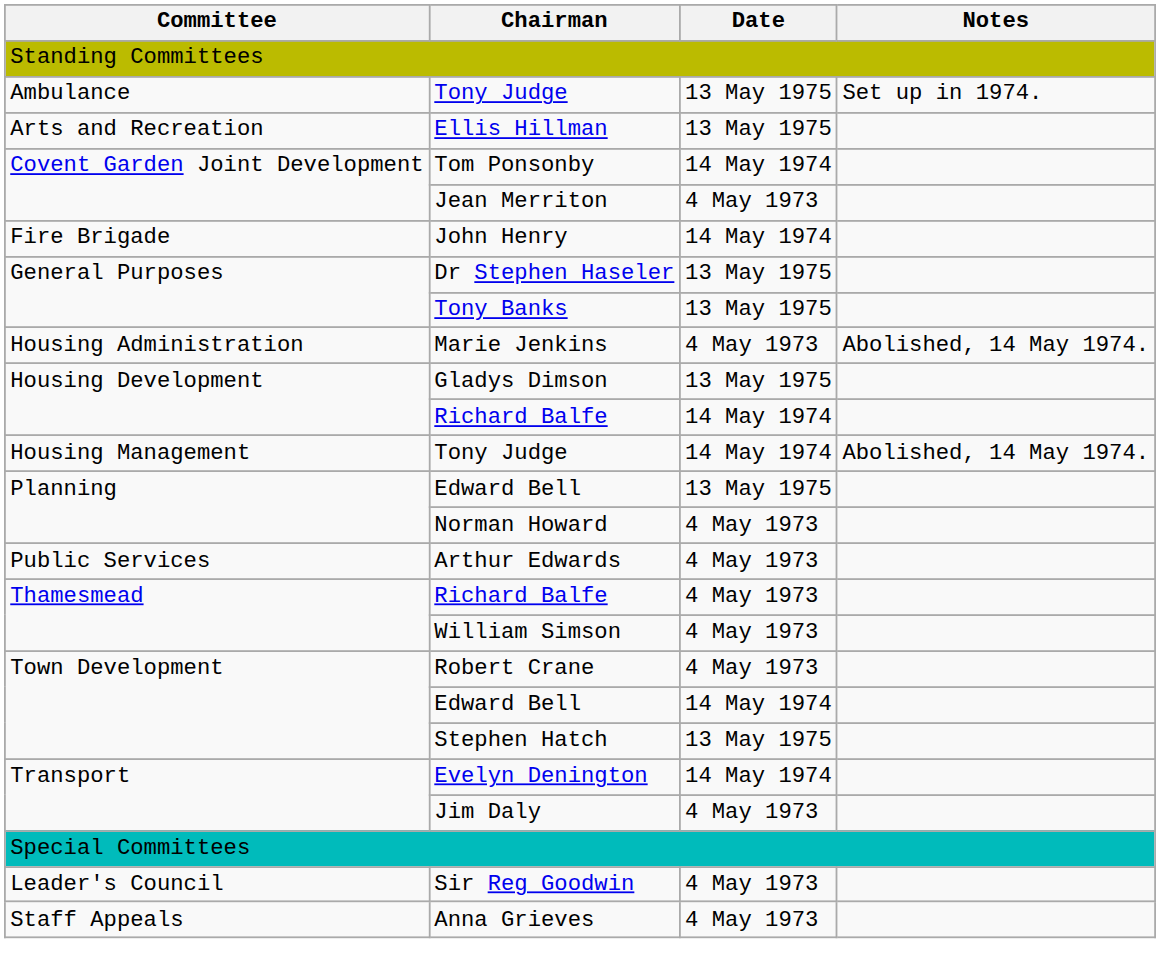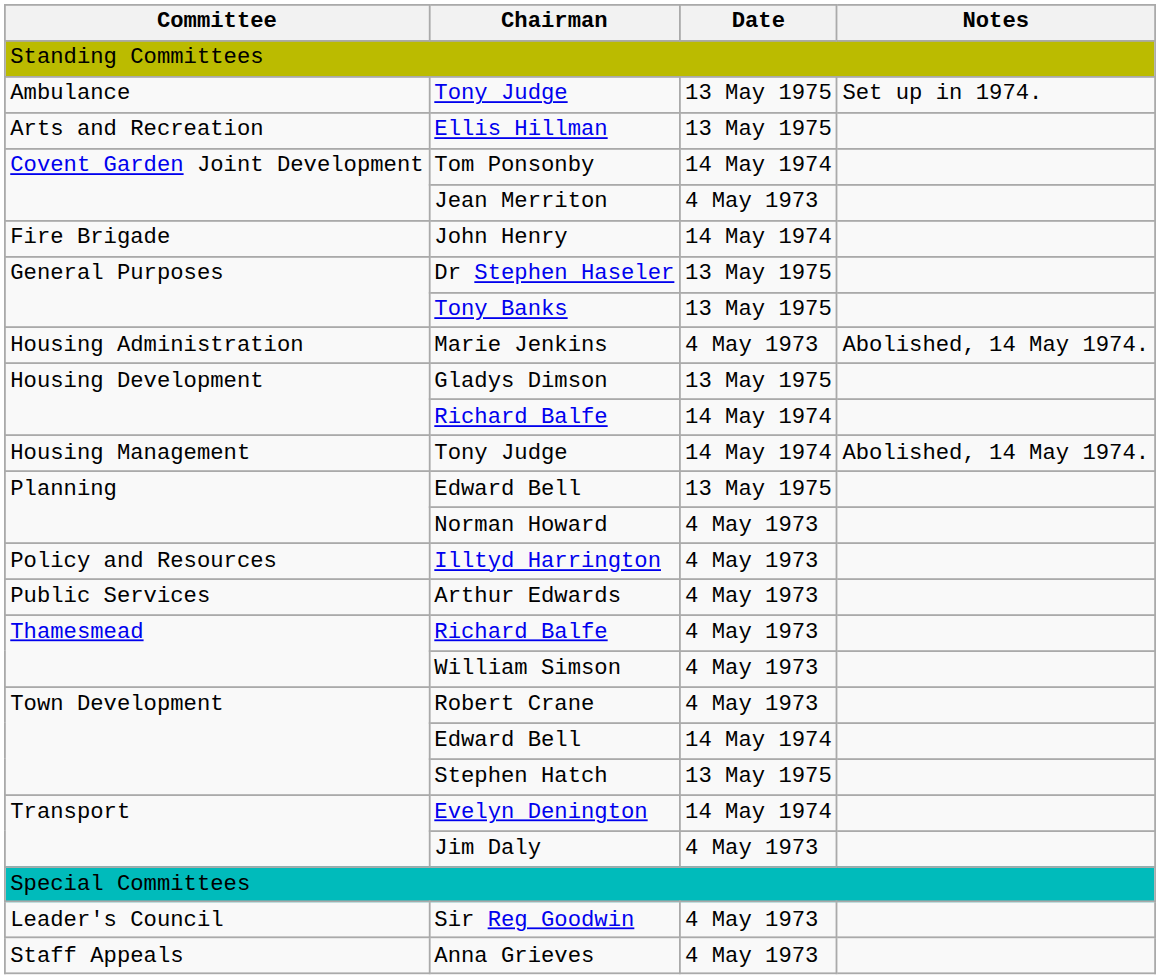+ row: (144, 561)
